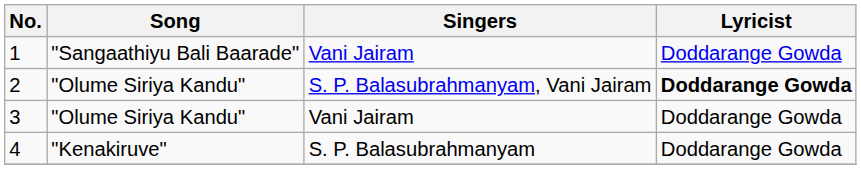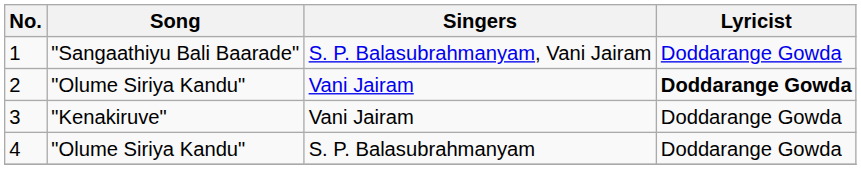(361, 53) Vani Jairam -> (480, 53) S. P. Balasubrahmanyam, Vani Jairam
(480, 85) S. P. Balasubrahmanyam, Vani Jairam -> (361, 85) Vani Jairam
(148, 117) "Olume Siriya Kandu" -> (109, 117) "Kenakiruve"
(109, 149) "Kenakiruve" -> (148, 149) "Olume Siriya Kandu"
